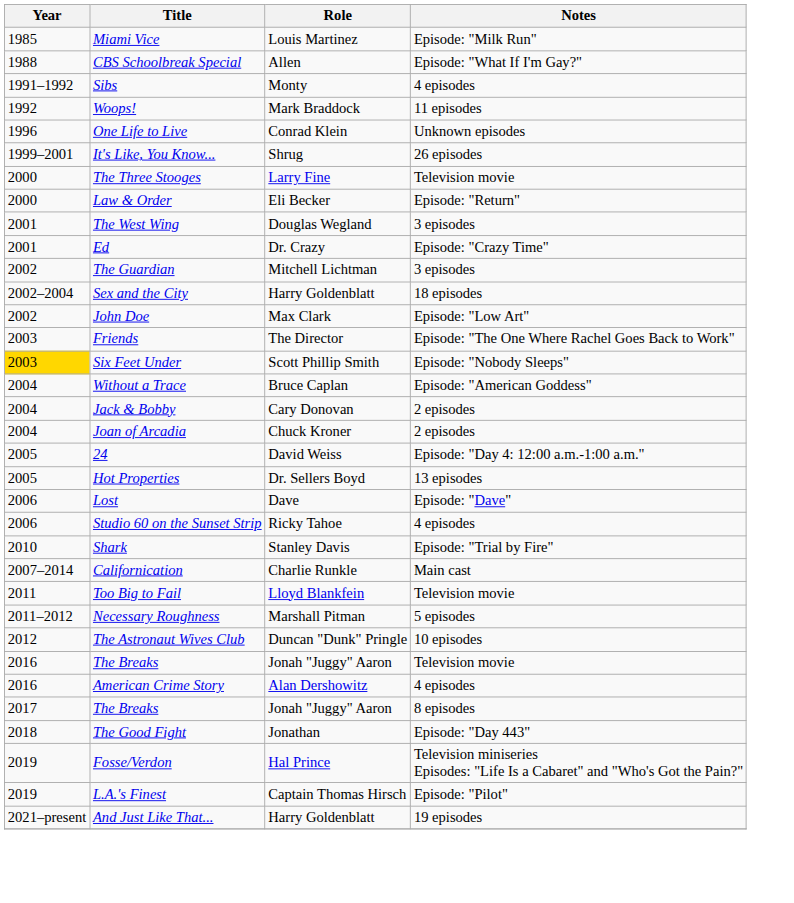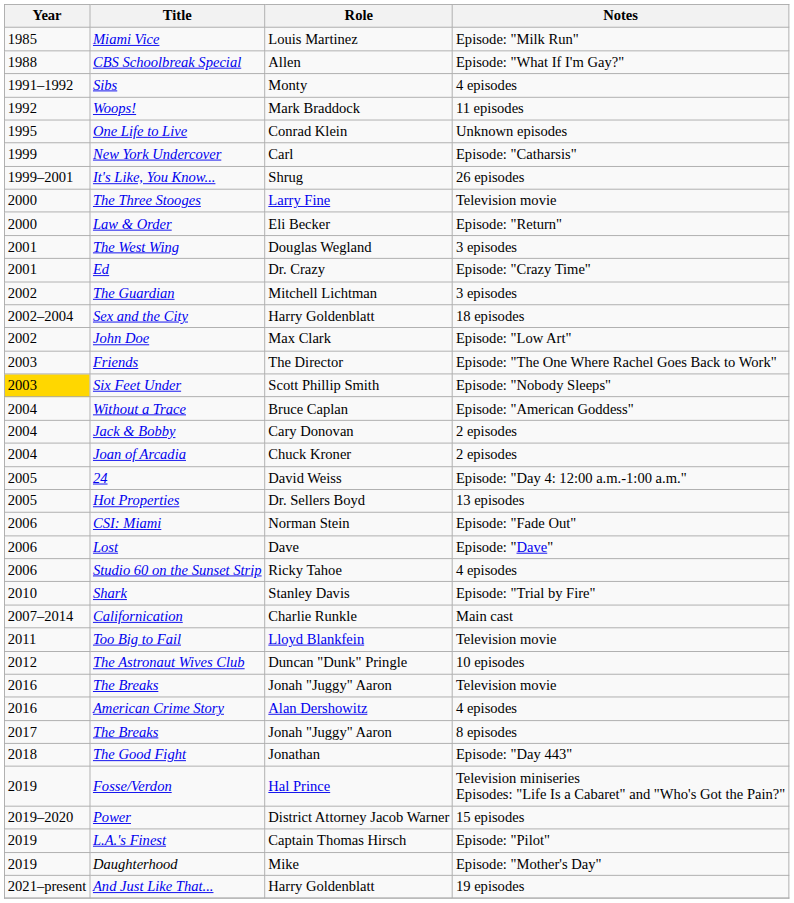(22, 131) 1996 -> (22, 131) 1995
+ row: (157, 154)
+ row: (127, 524)
- row: (156, 616)
+ row: (112, 817)
+ row: (135, 863)
